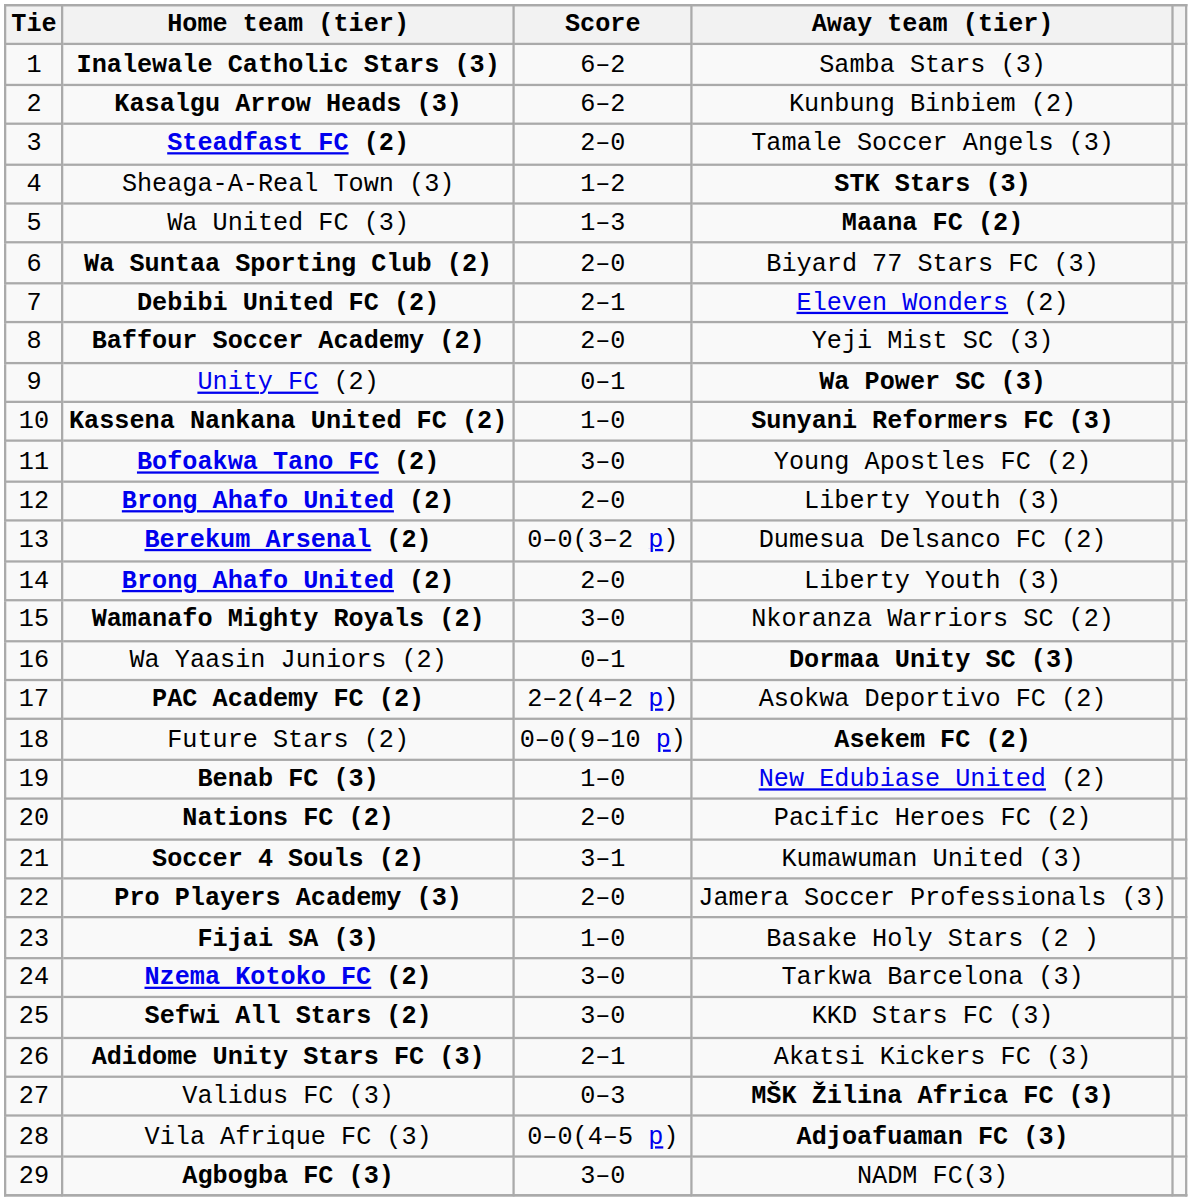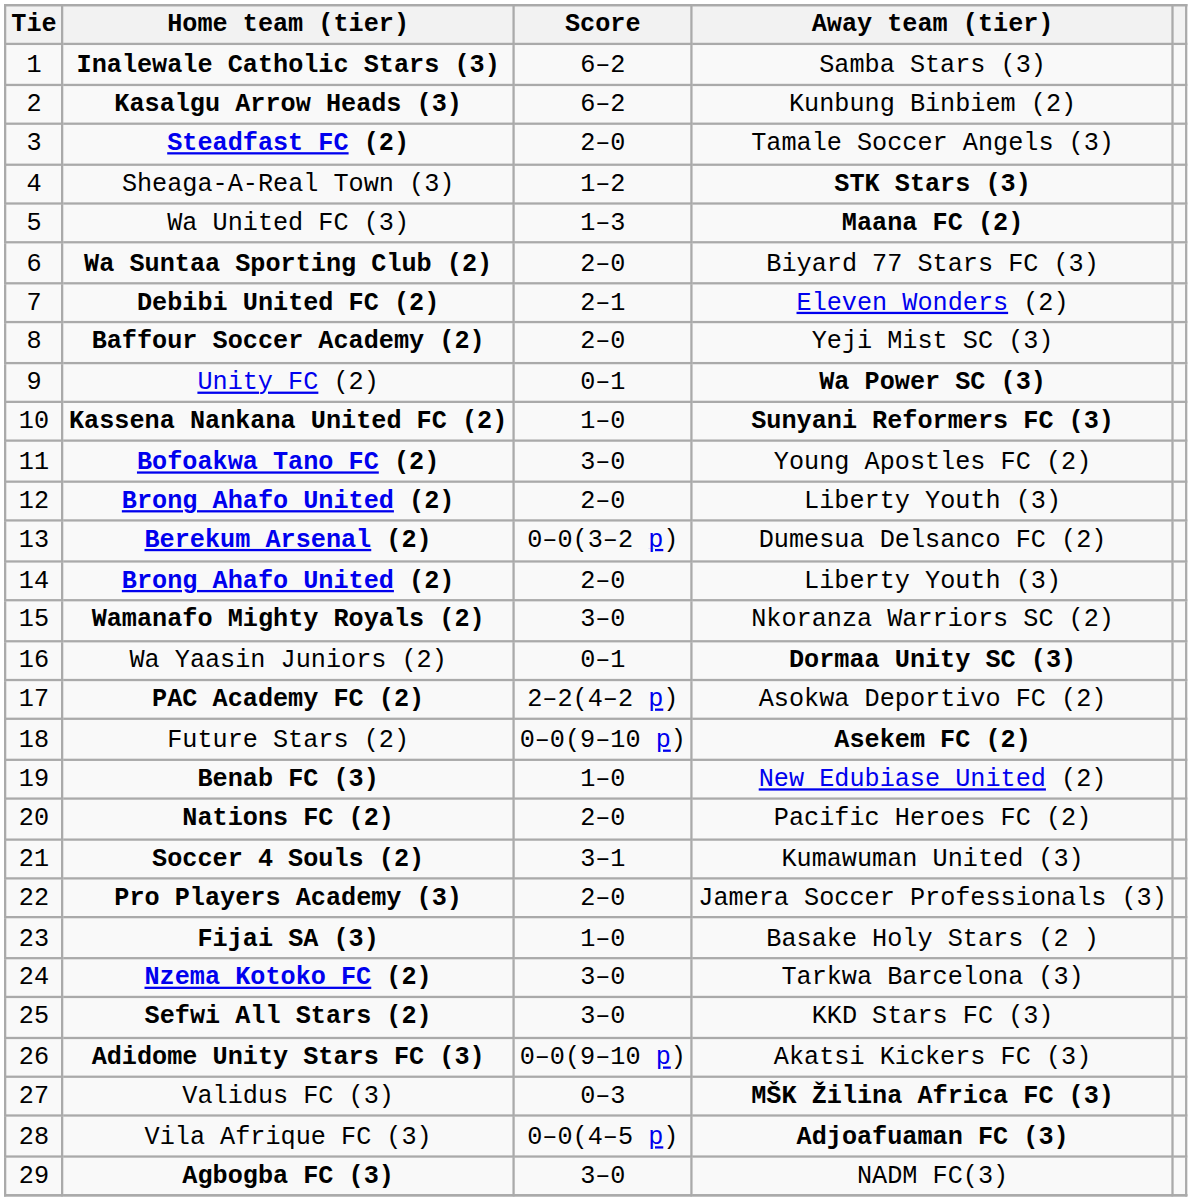(603, 1057) 2–1 -> (603, 1057) 0–0(9–10 p)
